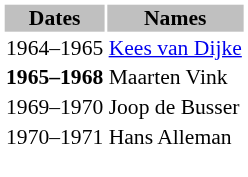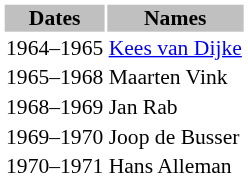(55, 77) bold -> (55, 77) normal
+ row: (143, 107)
